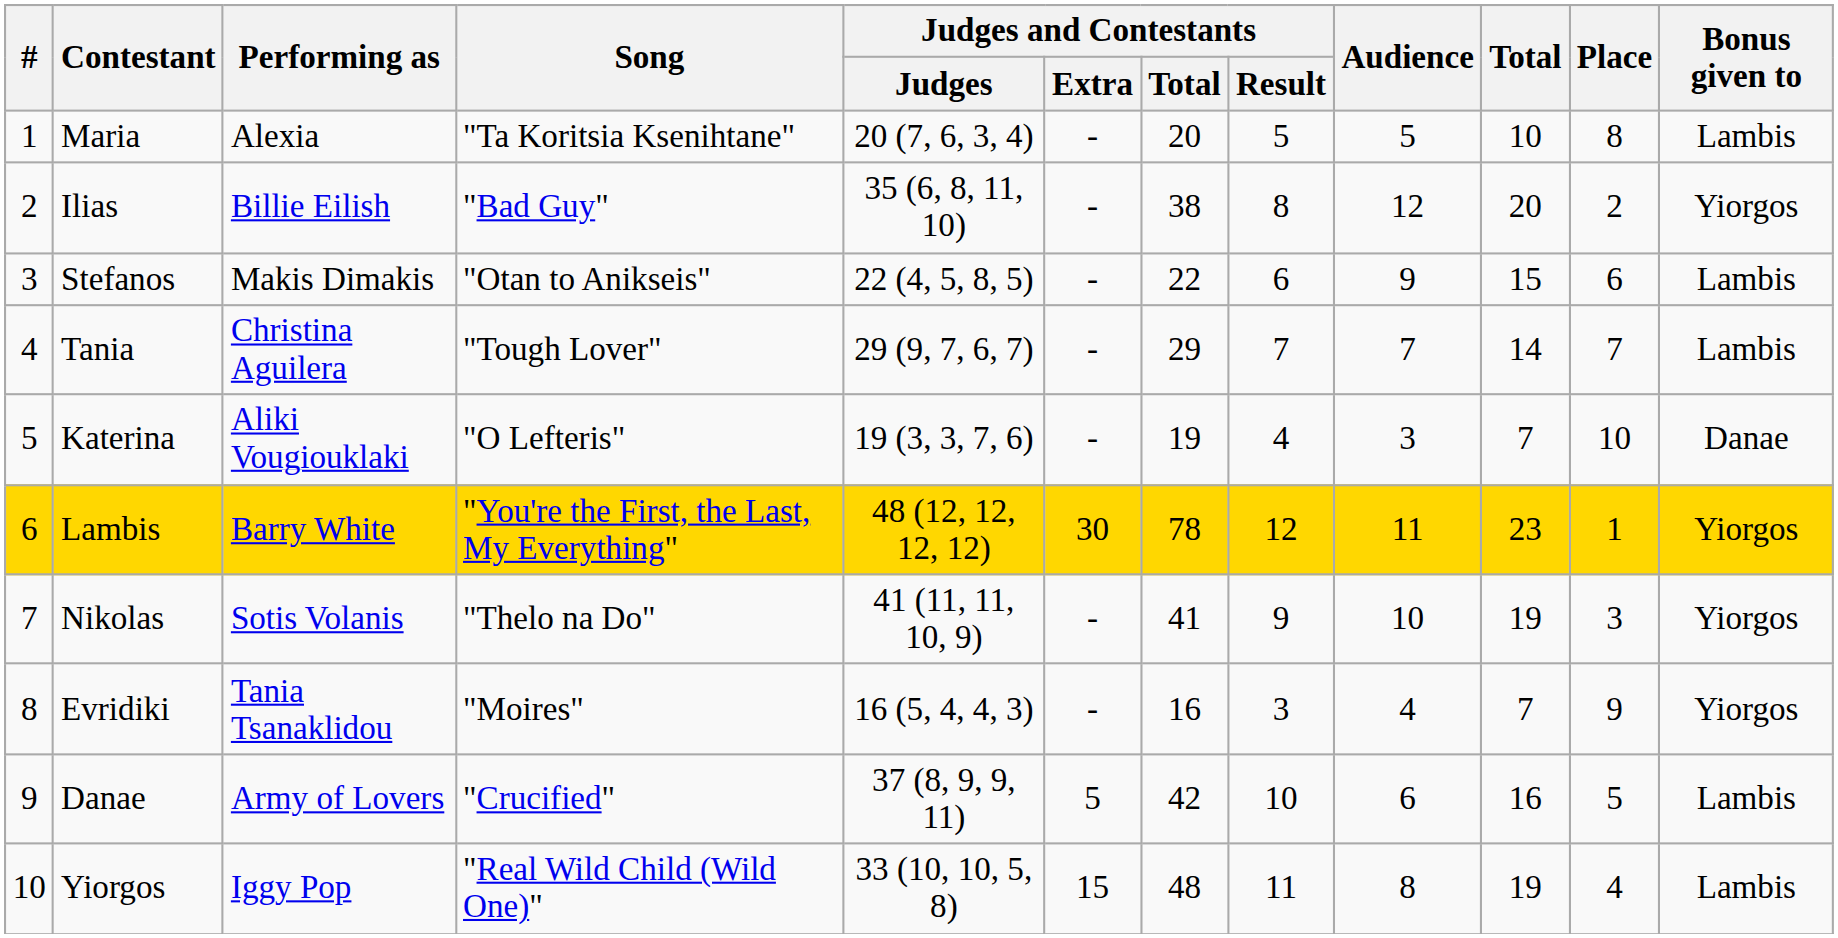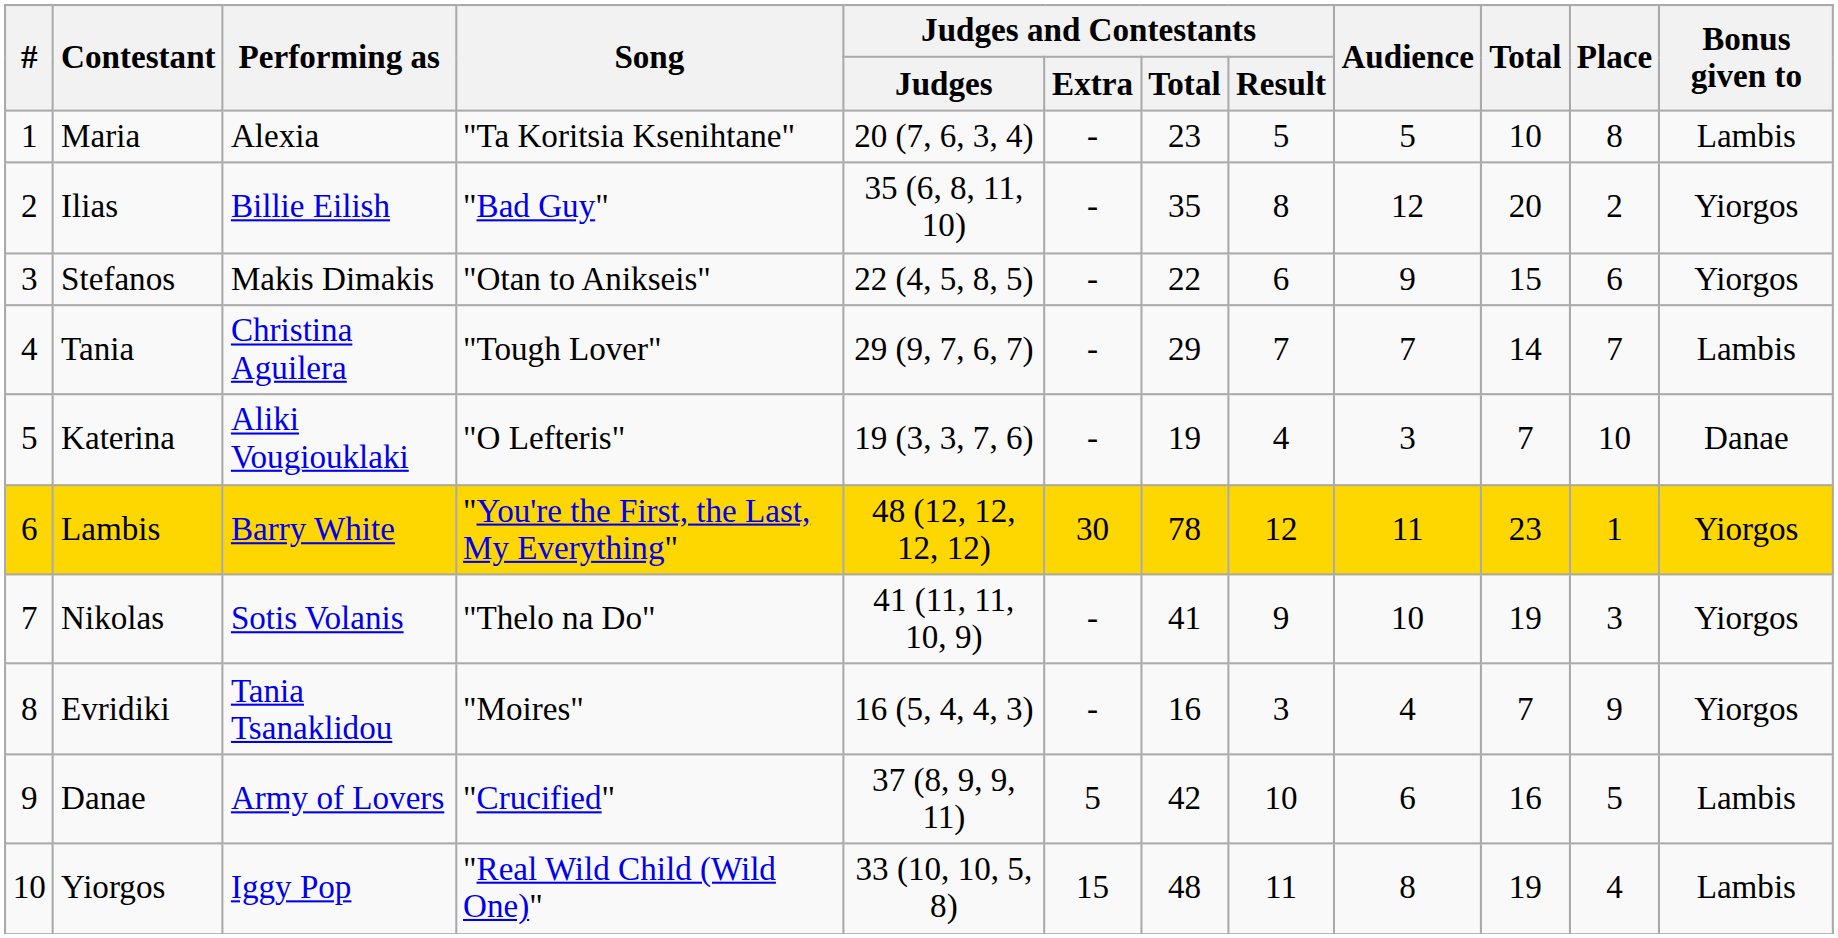(1184, 135) 20 -> (1184, 135) 23
(1184, 206) 38 -> (1184, 206) 35
(1746, 278) Lambis -> (1746, 278) Yiorgos
